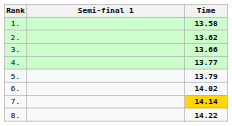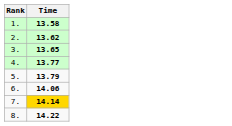- column: (106, 11)
(206, 49) 13.66 -> (48, 49) 13.65
(206, 88) 14.02 -> (48, 88) 14.06
